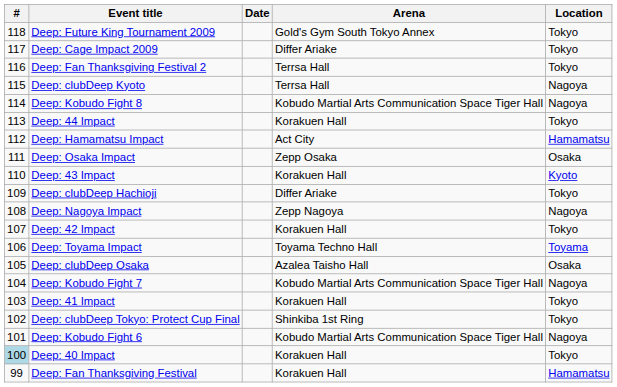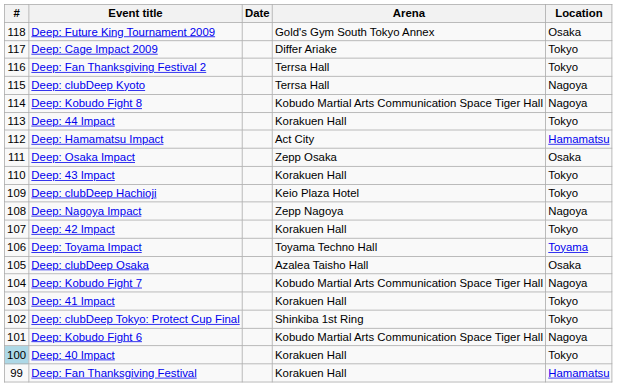(563, 32) Tokyo -> (565, 32) Osaka
(563, 176) Kyoto -> (563, 176) Tokyo
(306, 193) Differ Ariake -> (317, 193) Keio Plaza Hotel
